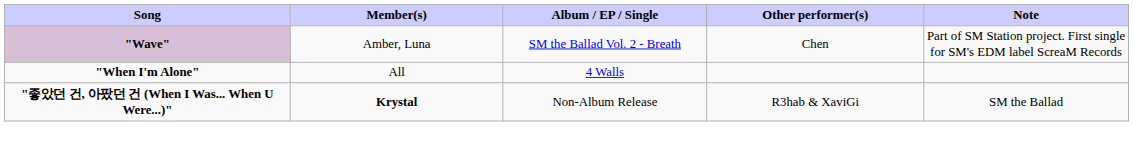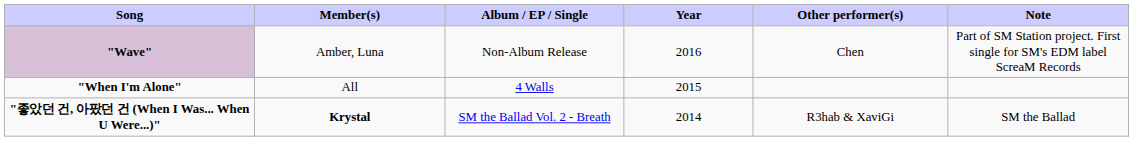+ column: (689, 15)
(605, 43) SM the Ballad Vol. 2 - Breath -> (535, 51) Non-Album Release
(605, 102) Non-Album Release -> (535, 117) SM the Ballad Vol. 2 - Breath
